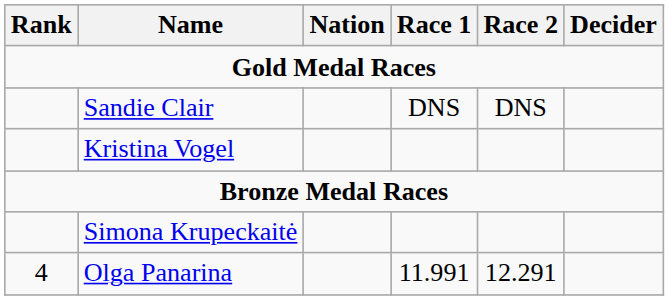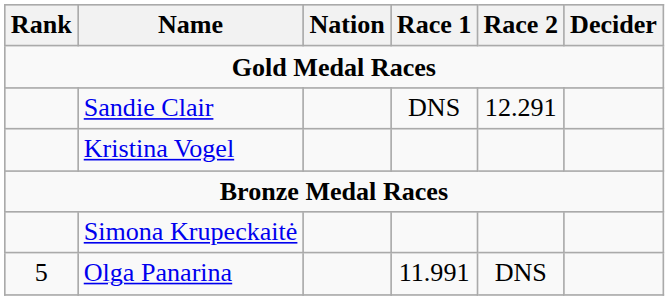(521, 107) DNS -> (521, 107) 12.291
(41, 273) 4 -> (41, 273) 5
(521, 273) 12.291 -> (521, 273) DNS
